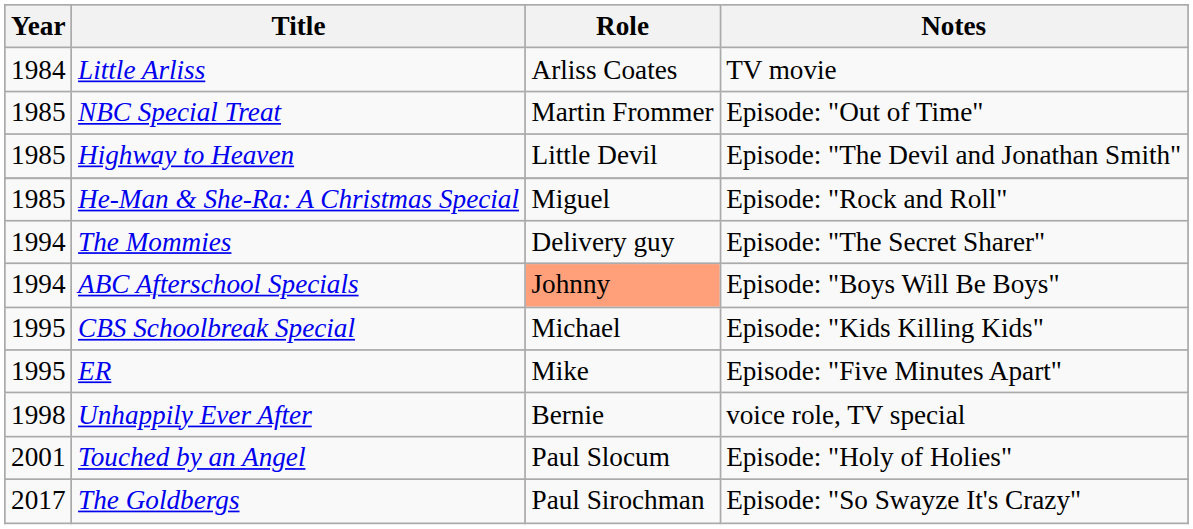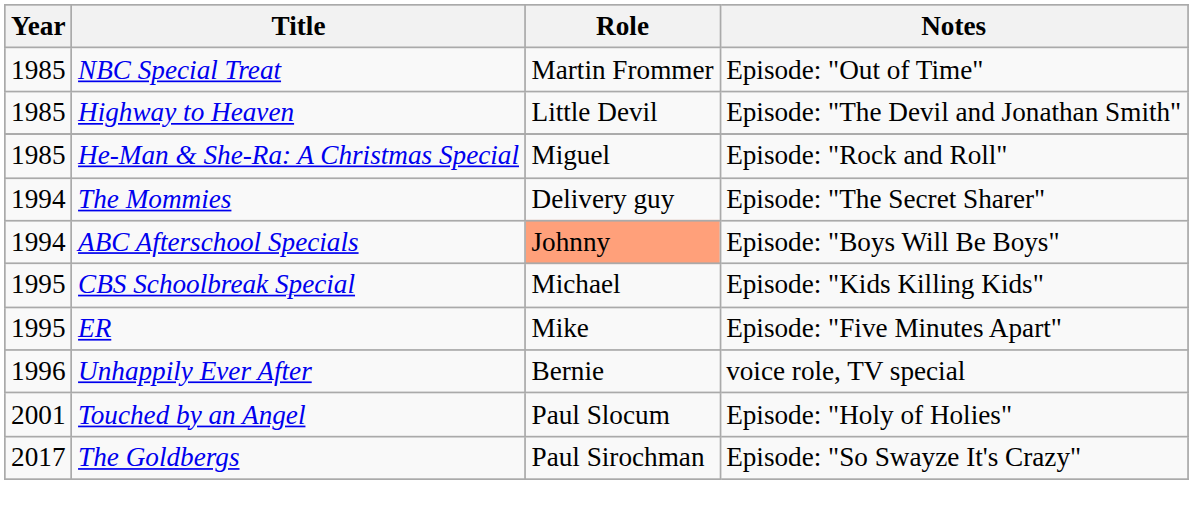- row: (142, 69)
(38, 414) 1998 -> (38, 371) 1996
